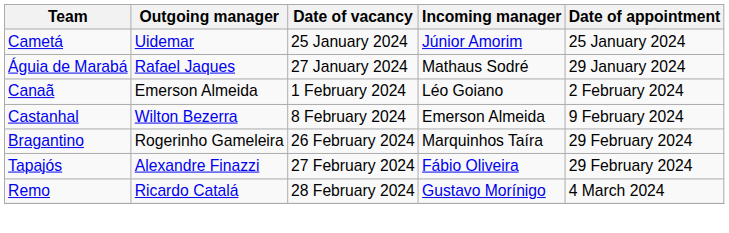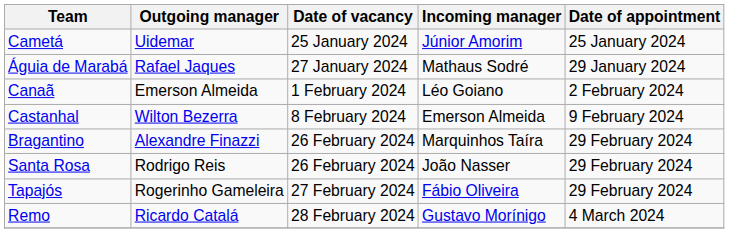(209, 141) Rogerinho Gameleira -> (197, 141) Alexandre Finazzi
+ row: (49, 166)
(197, 166) Alexandre Finazzi -> (209, 191) Rogerinho Gameleira
